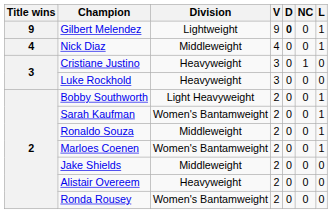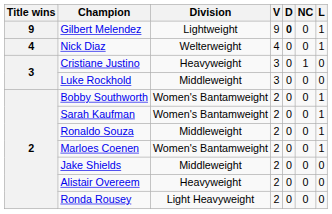(210, 47) Middleweight -> (210, 47) Welterweight
(210, 81) Heavyweight -> (210, 81) Middleweight
(210, 98) Light Heavyweight -> (210, 98) Women's Bantamweight
(210, 200) Women's Bantamweight -> (210, 200) Light Heavyweight
